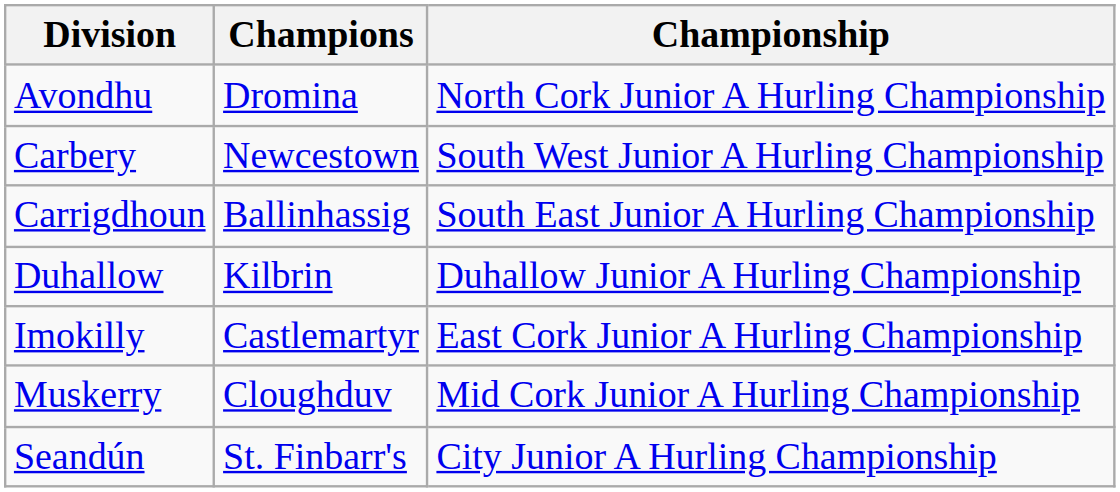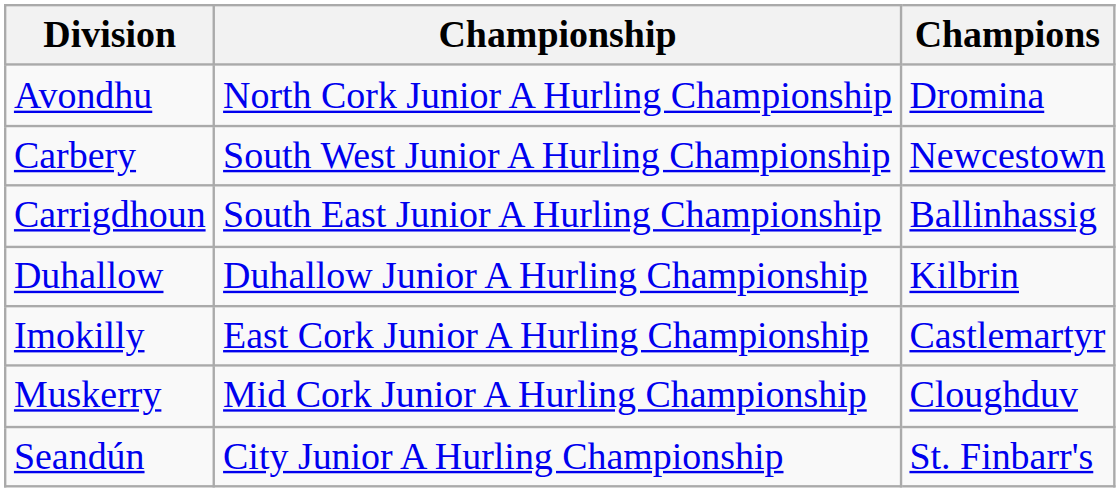columns swapped: (771, 34) <-> (321, 34)
